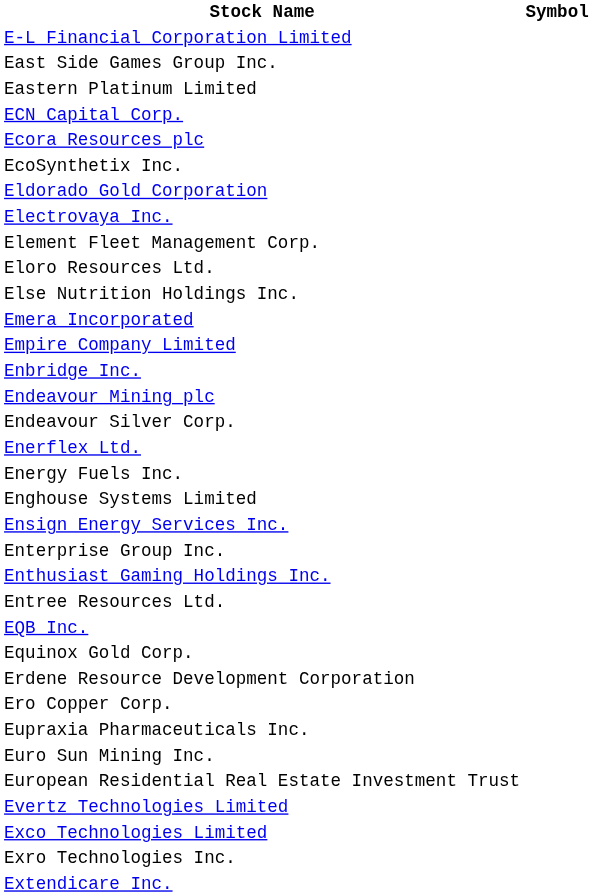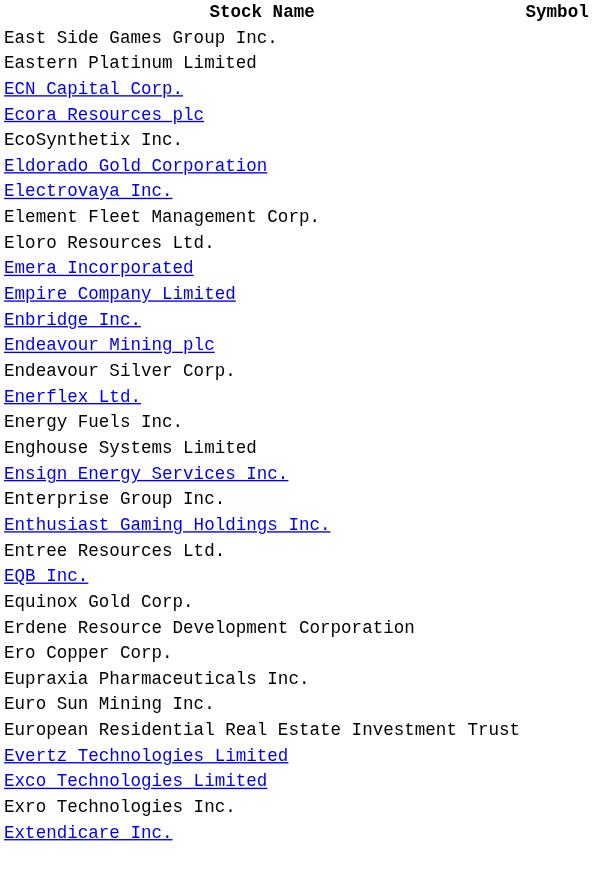- row: (178, 38)
- row: (151, 294)
